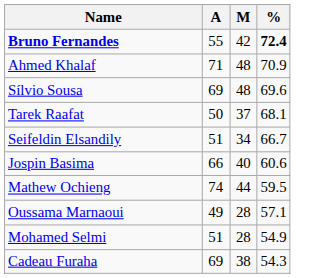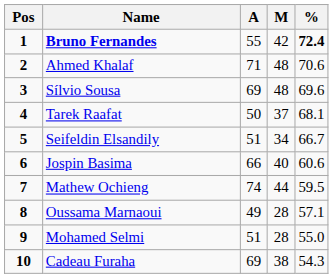+ column: (23, 17)
(274, 66) 70.9 -> (311, 66) 70.6
(274, 237) 54.9 -> (311, 237) 55.0
